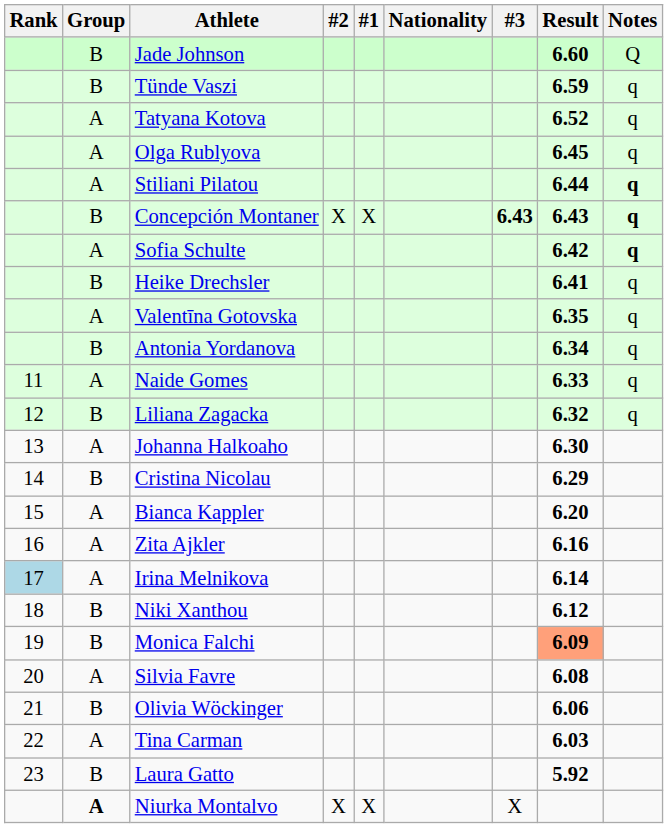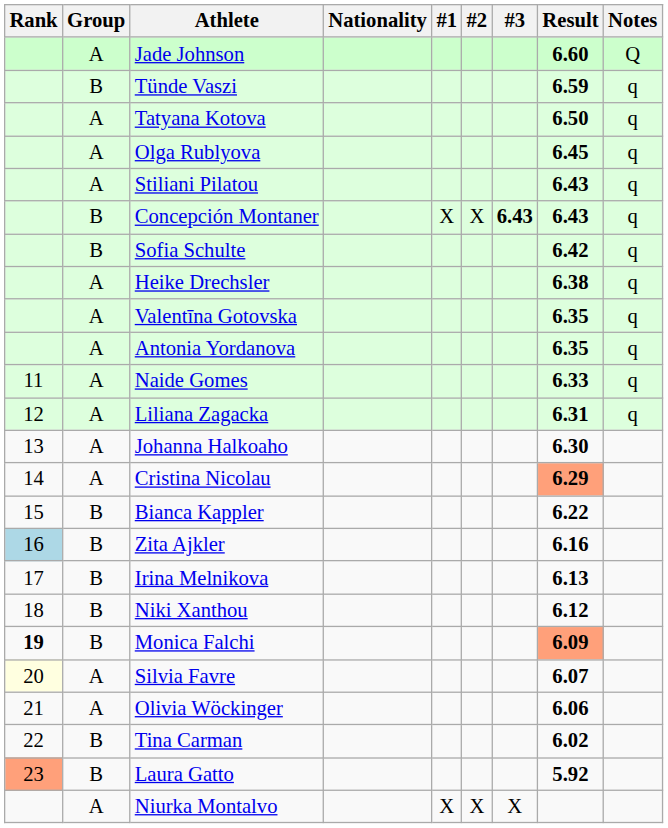columns swapped: (438, 20) <-> (339, 20)
(96, 53) B -> (96, 53) A
(570, 119) 6.52 -> (570, 119) 6.50
(570, 184) 6.44 -> (570, 184) 6.43
(633, 184) bold -> (633, 184) normal
(633, 217) bold -> (633, 217) normal
(96, 250) A -> (96, 250) B
(633, 250) bold -> (633, 250) normal
(96, 282) B -> (96, 282) A
(570, 282) 6.41 -> (570, 282) 6.38
(96, 348) B -> (96, 348) A
(570, 348) 6.34 -> (570, 348) 6.35
(96, 413) B -> (96, 413) A
(570, 413) 6.32 -> (570, 413) 6.31
(96, 479) B -> (96, 479) A
(570, 479) no background -> (570, 479) lightsalmon background
(96, 511) A -> (96, 511) B
(570, 511) 6.20 -> (570, 511) 6.22
(33, 544) no background -> (33, 544) lightblue background
(96, 544) A -> (96, 544) B
(33, 577) lightblue background -> (33, 577) no background
(96, 577) A -> (96, 577) B
(570, 577) 6.14 -> (570, 577) 6.13
(33, 642) normal -> (33, 642) bold
(33, 675) no background -> (33, 675) lightyellow background
(570, 675) 6.08 -> (570, 675) 6.07
(96, 708) B -> (96, 708) A
(96, 741) A -> (96, 741) B
(570, 741) 6.03 -> (570, 741) 6.02
(33, 773) no background -> (33, 773) lightsalmon background
(96, 806) bold -> (96, 806) normal
